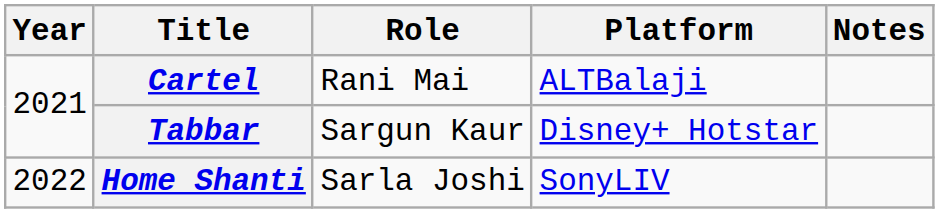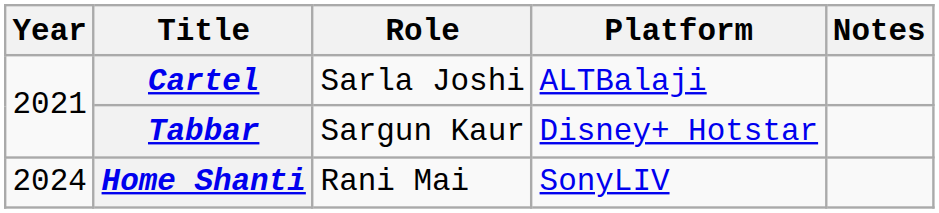(395, 81) Rani Mai -> (423, 81) Sarla Joshi
(50, 182) 2022 -> (50, 182) 2024
(423, 182) Sarla Joshi -> (395, 182) Rani Mai
